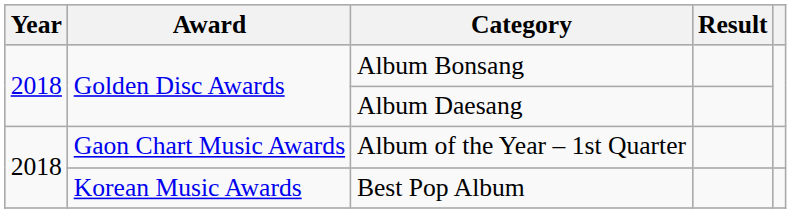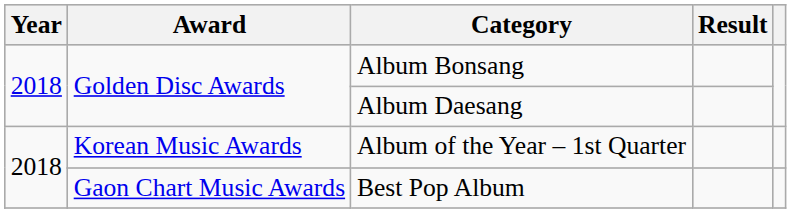(209, 146) Gaon Chart Music Awards -> (188, 146) Korean Music Awards
(188, 187) Korean Music Awards -> (209, 187) Gaon Chart Music Awards
